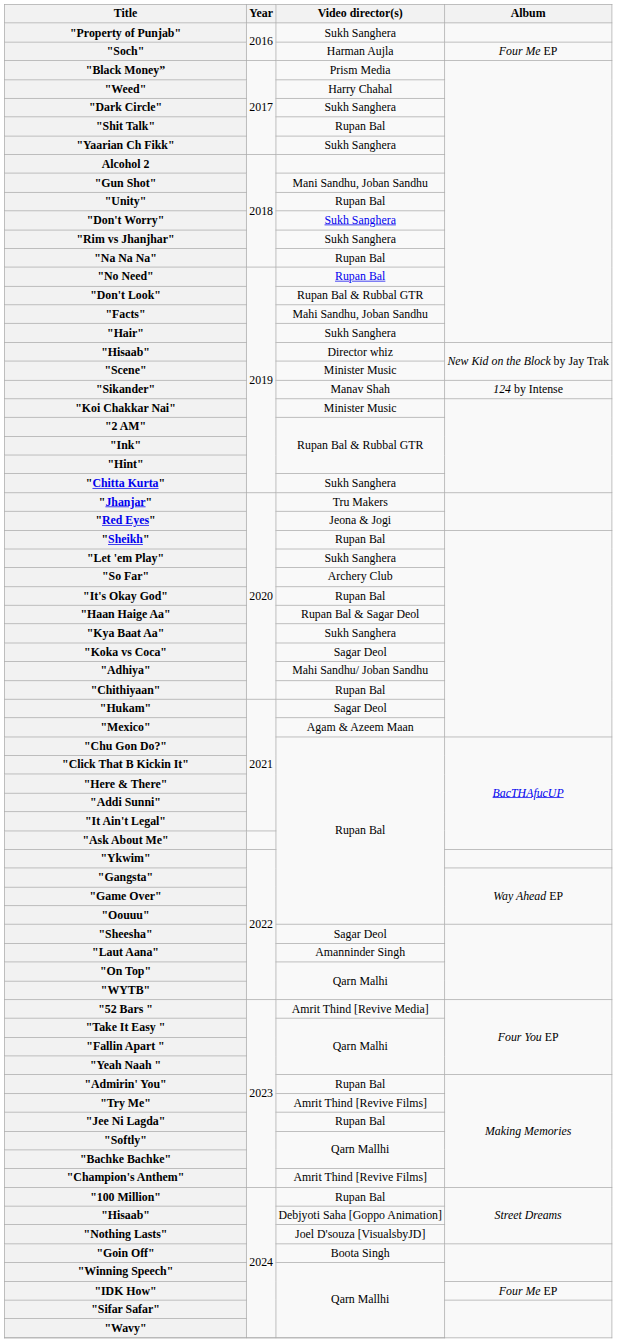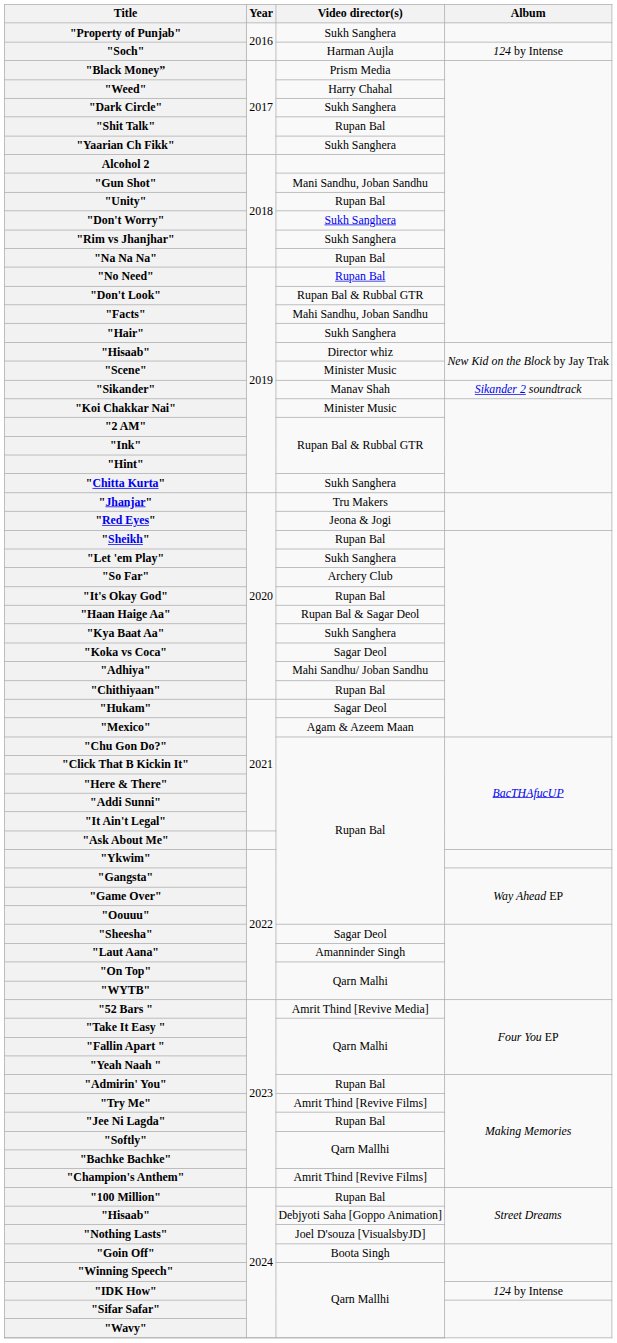(528, 51) Four Me EP -> (528, 51) 124 by Intense
(528, 389) 124 by Intense -> (528, 389) Sikander 2 soundtrack
(528, 1290) Four Me EP -> (528, 1290) 124 by Intense
